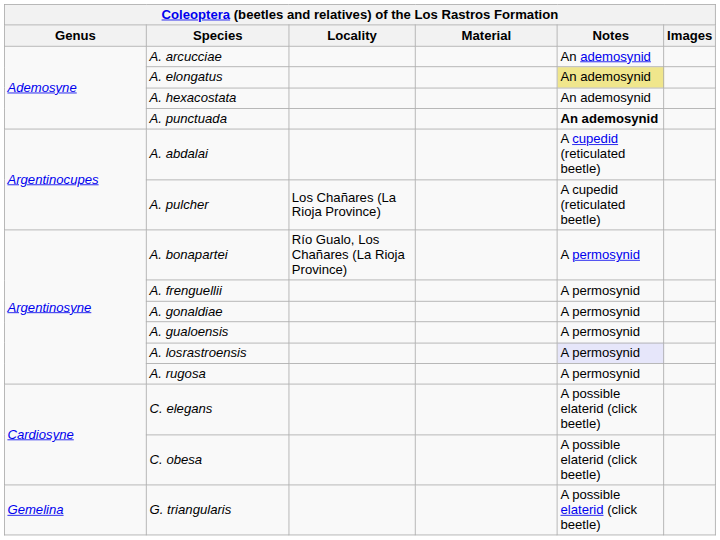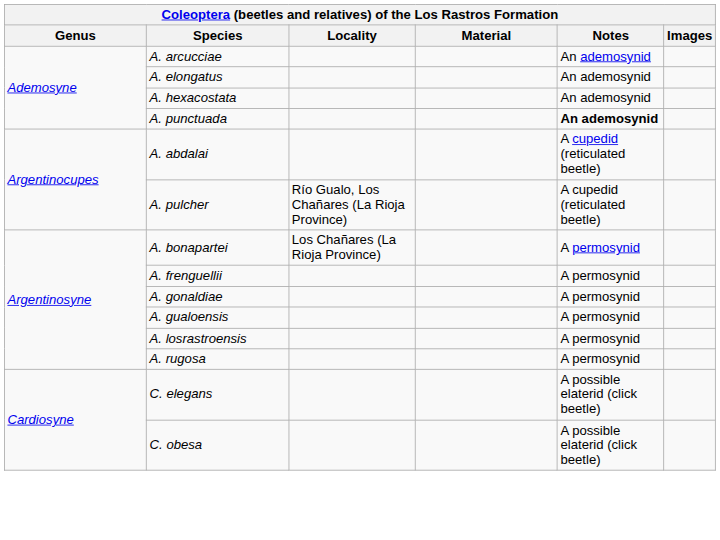(606, 77) khaki background -> (606, 77) no background
(344, 204) Los Chañares (La Rioja Province) -> (348, 204) Río Gualo, Los Chañares (La Rioja Province)
(348, 255) Río Gualo, Los Chañares (La Rioja Province) -> (344, 247) Los Chañares (La Rioja Province)
(600, 353) lavender background -> (600, 338) no background
- row: (190, 510)
